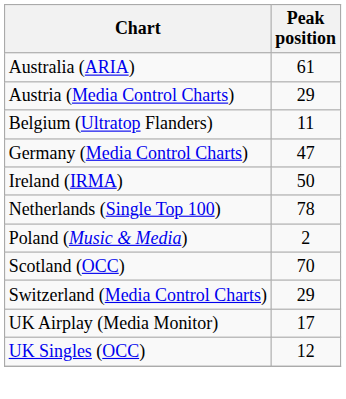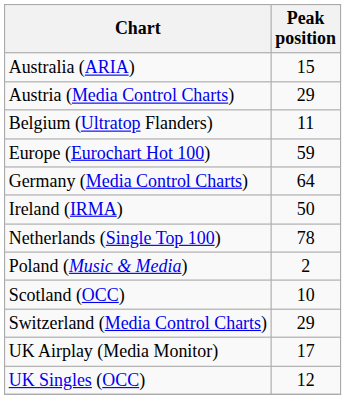(306, 67) 61 -> (306, 67) 15
+ row: (109, 152)
(306, 152) 47 -> (306, 180) 64
(306, 266) 70 -> (306, 294) 10
